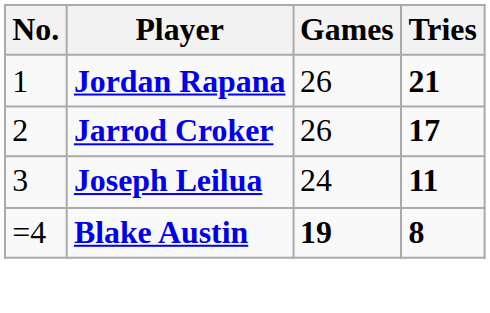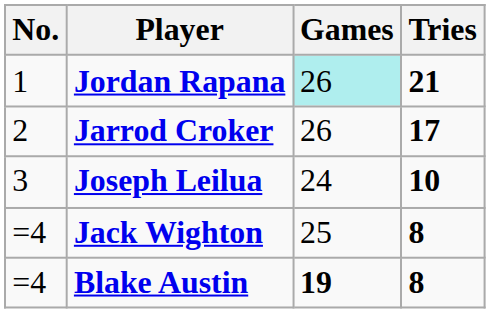(316, 80) no background -> (316, 80) paleturquoise background
(423, 181) 11 -> (424, 181) 10
+ row: (168, 231)
